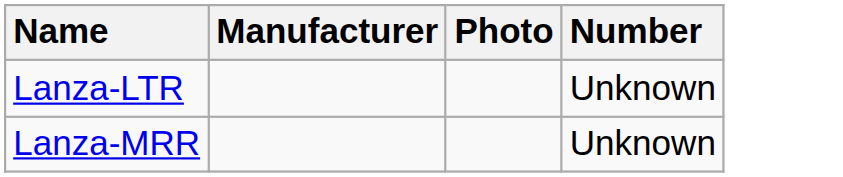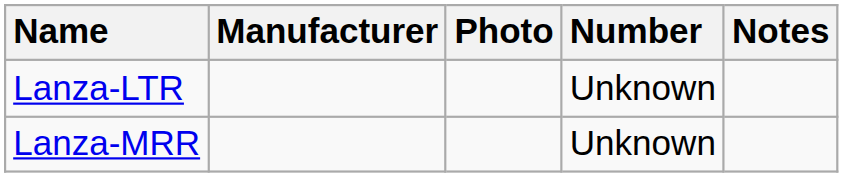+ column: (781, 32)
